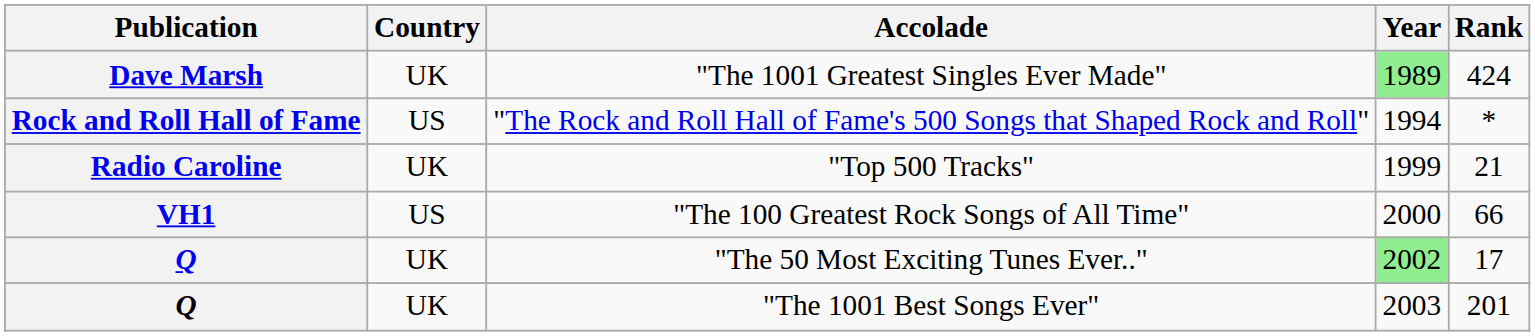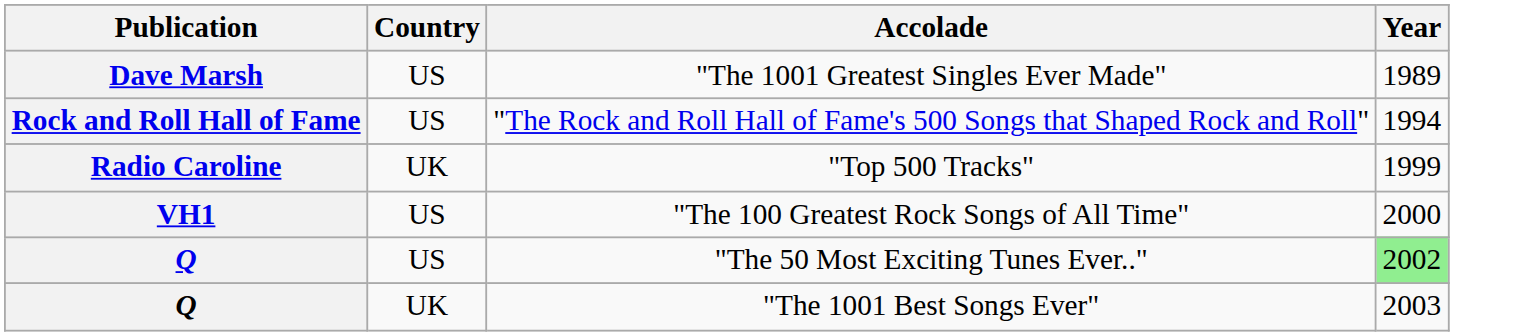- column: (1489, 27)
(427, 74) UK -> (427, 74) US
(1412, 74) lightgreen background -> (1412, 74) no background
(427, 259) UK -> (427, 259) US
